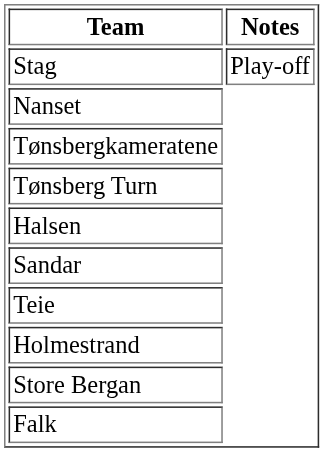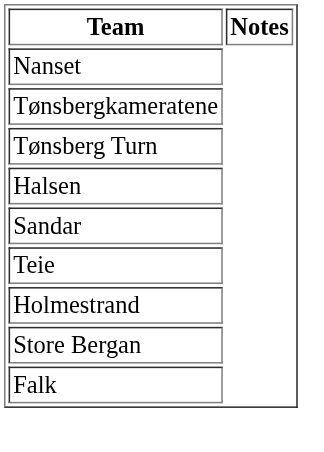- row: (35, 66)
